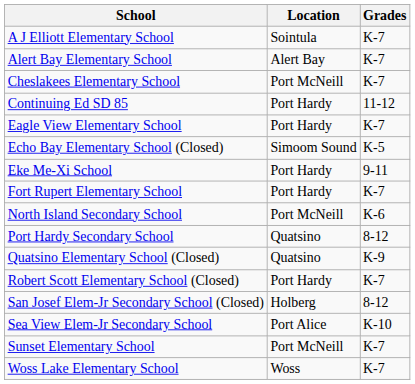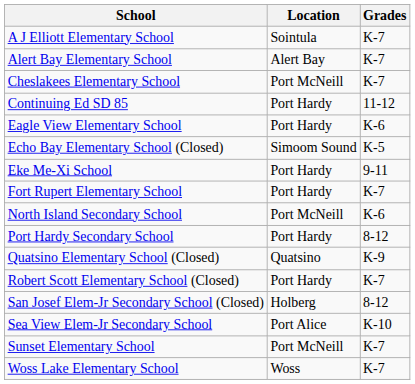(374, 125) K-7 -> (374, 125) K-6
(296, 236) Quatsino -> (301, 236) Port Hardy
